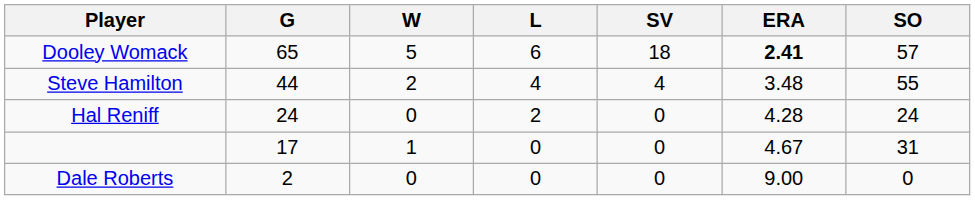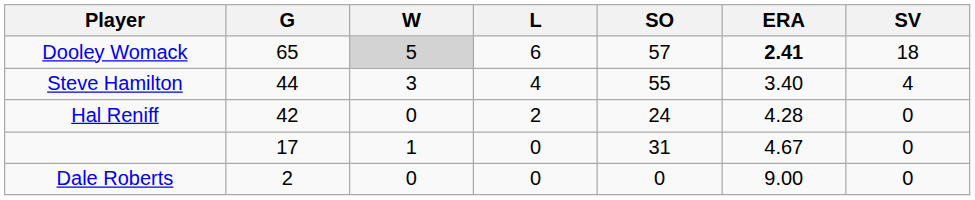columns swapped: (660, 20) <-> (908, 20)
(411, 52) no background -> (411, 52) lightgrey background
(411, 83) 2 -> (411, 83) 3
(784, 83) 3.48 -> (784, 83) 3.40
(287, 115) 24 -> (287, 115) 42
